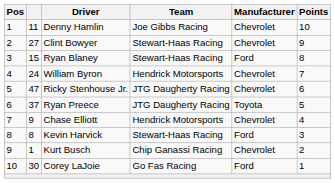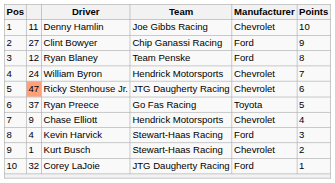(178, 42) Stewart-Haas Racing -> (177, 42) Chip Ganassi Racing
(255, 42) Chevrolet -> (244, 42) Ford
(34, 58) 15 -> (34, 58) 12
(178, 58) Stewart-Haas Racing -> (161, 58) Team Penske
(34, 88) no background -> (34, 88) lightsalmon background
(181, 104) JTG Daugherty Racing -> (164, 104) Go Fas Racing
(31, 135) 8 -> (31, 135) 4
(177, 150) Chip Ganassi Racing -> (178, 150) Stewart-Haas Racing
(34, 165) 30 -> (34, 165) 32
(164, 165) Go Fas Racing -> (181, 165) JTG Daugherty Racing
